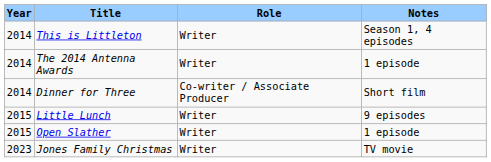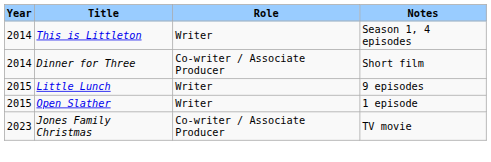- row: (86, 64)
(198, 149) Writer -> (240, 126) Co-writer / Associate Producer
